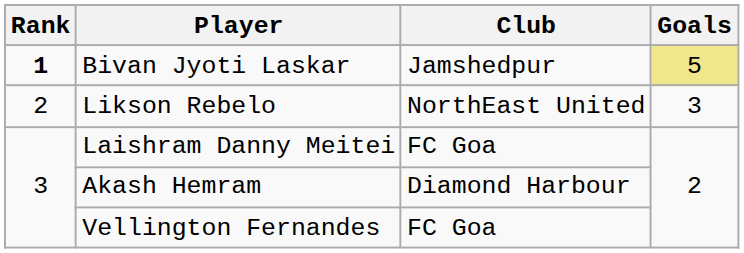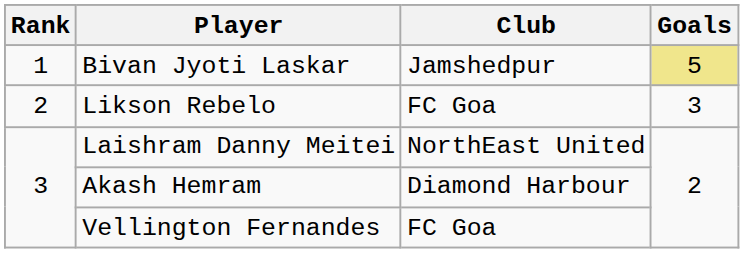(41, 66) bold -> (41, 66) normal
(526, 106) NorthEast United -> (452, 106) FC Goa
(452, 147) FC Goa -> (526, 147) NorthEast United
